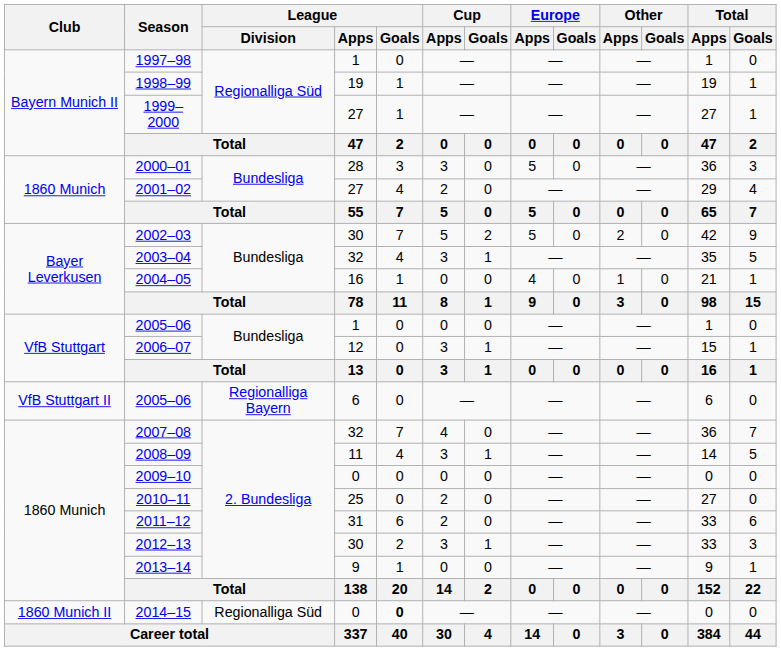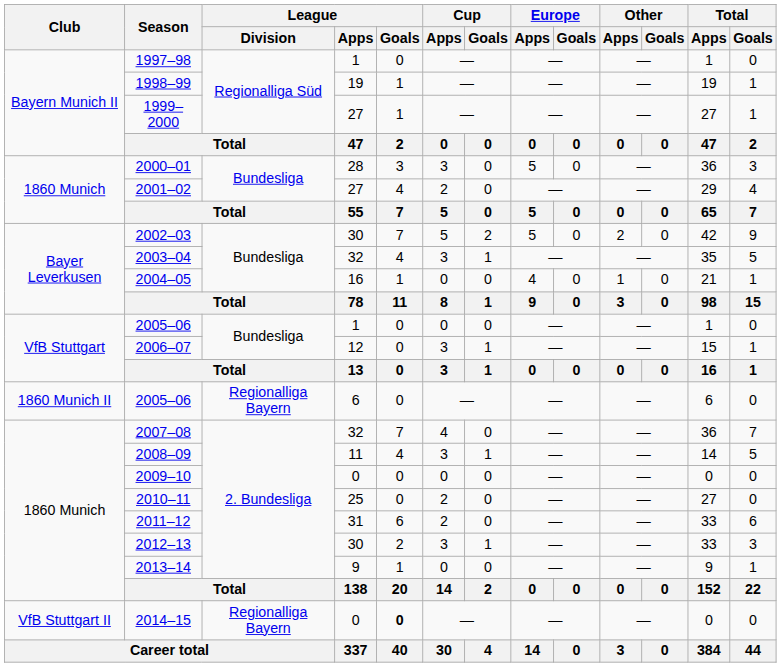(65, 401) VfB Stuttgart II -> (65, 401) 1860 Munich II
(65, 612) 1860 Munich II -> (65, 620) VfB Stuttgart II
(268, 612) Regionalliga Süd -> (268, 620) Regionalliga Bayern
